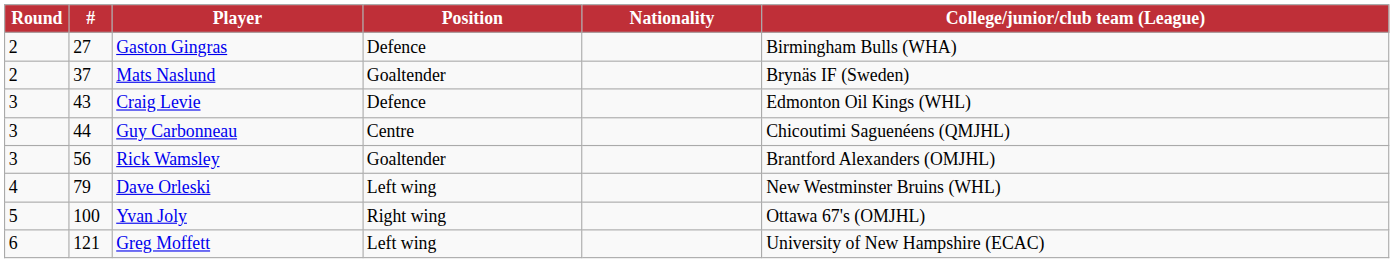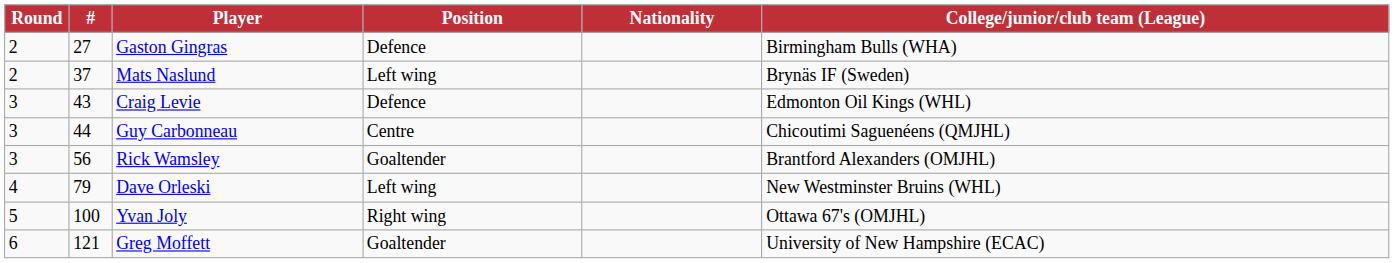(406, 74) Goaltender -> (402, 74) Left wing
(402, 243) Left wing -> (406, 243) Goaltender
